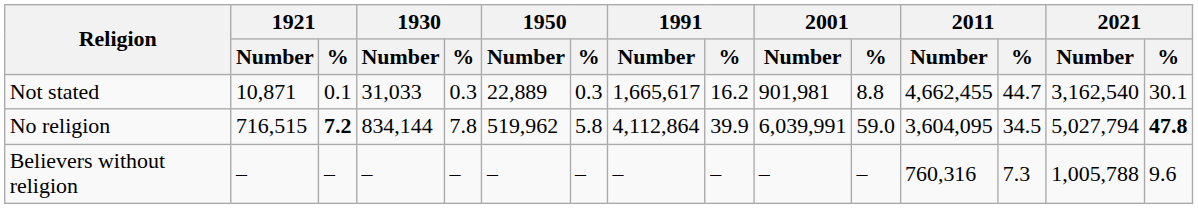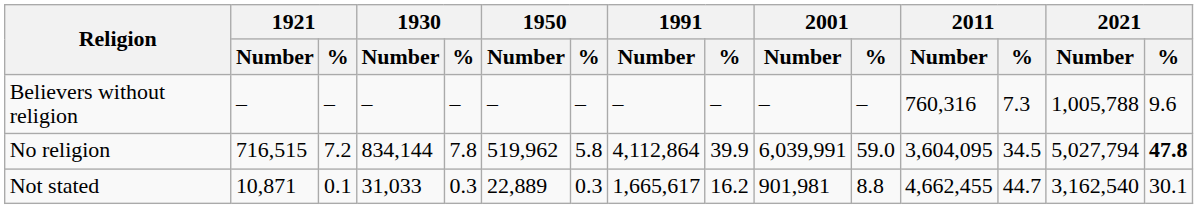rows swapped: (87, 173) <-> (54, 91)
(338, 126) bold -> (338, 150) normal
